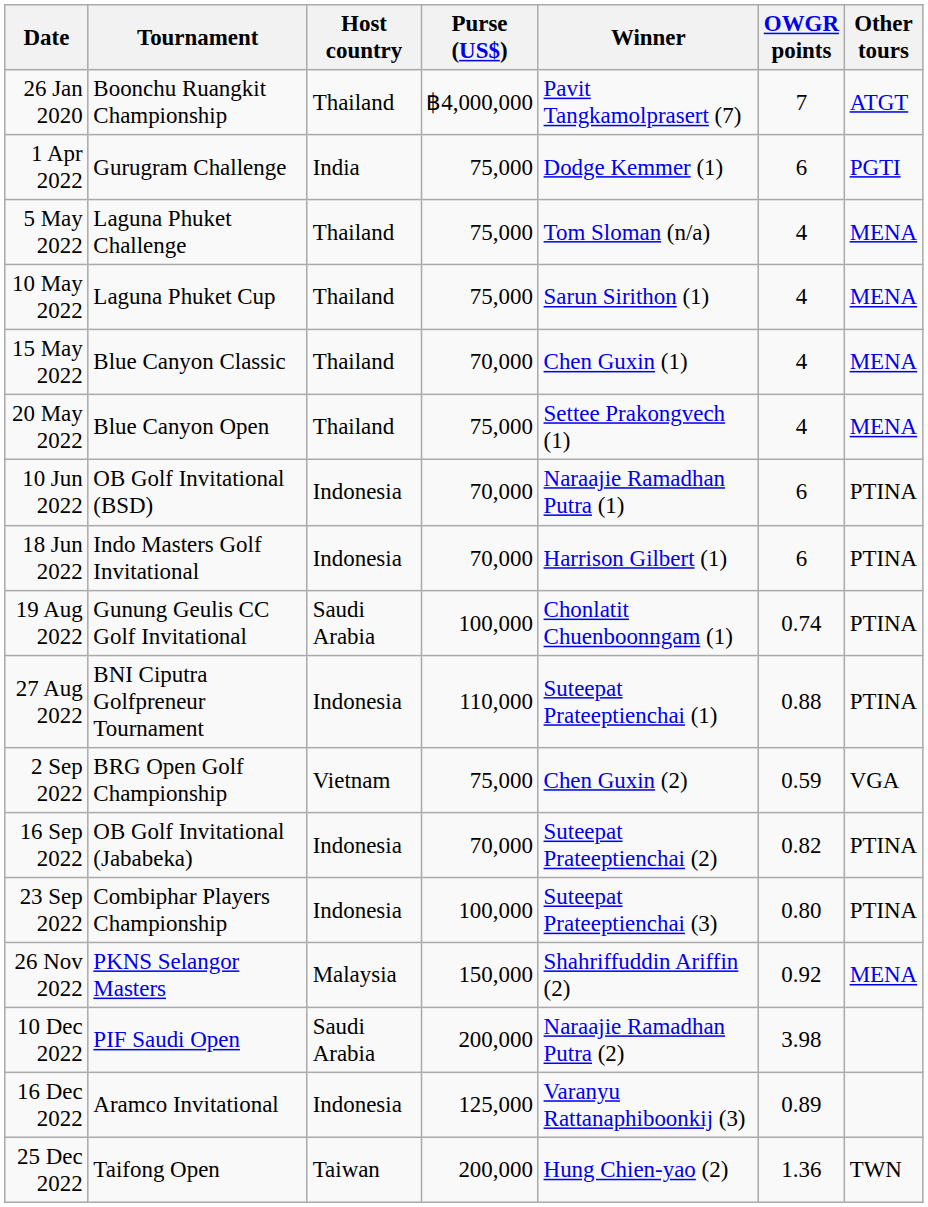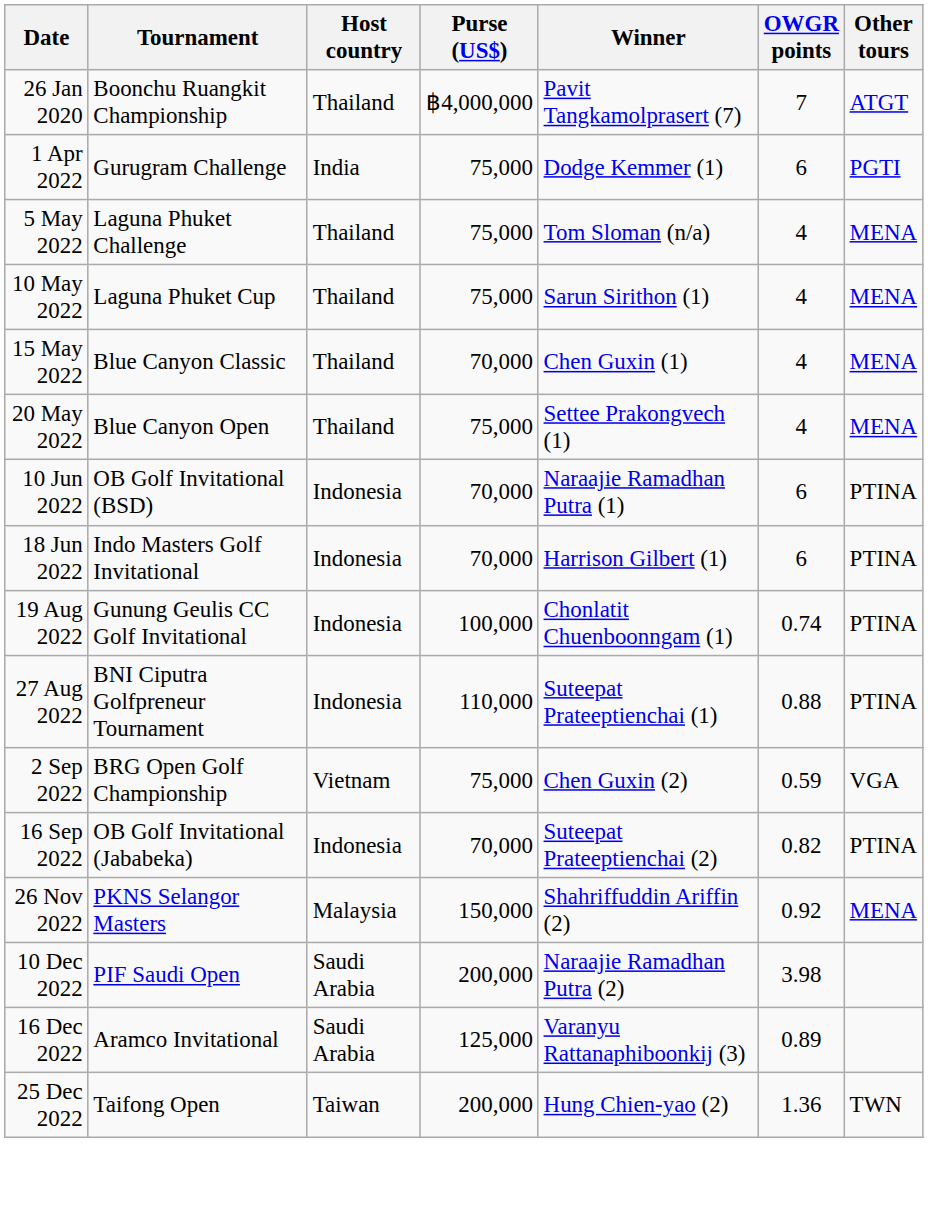(344, 622) Saudi Arabia -> (357, 622) Indonesia
- row: (51, 909)
(357, 1104) Indonesia -> (344, 1039) Saudi Arabia
